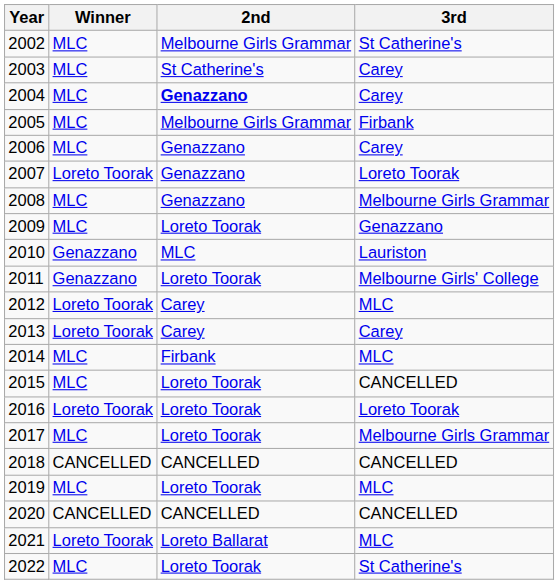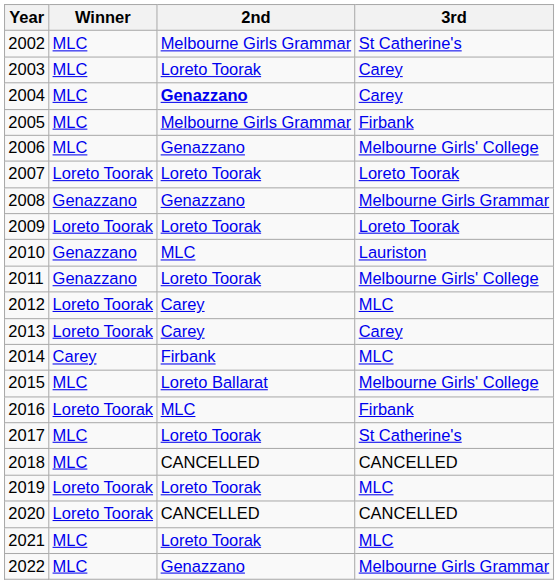(212, 69) St Catherine's -> (211, 69) Loreto Toorak
(381, 148) Carey -> (449, 148) Melbourne Girls' College
(203, 174) Genazzano -> (211, 174) Loreto Toorak
(70, 200) MLC -> (95, 200) Genazzano
(70, 226) MLC -> (103, 226) Loreto Toorak
(401, 226) Genazzano -> (409, 226) Loreto Toorak
(70, 357) MLC -> (75, 357) Carey
(211, 383) Loreto Toorak -> (214, 383) Loreto Ballarat
(408, 383) CANCELLED -> (449, 383) Melbourne Girls' College
(211, 409) Loreto Toorak -> (178, 409) MLC
(409, 409) Loreto Toorak -> (386, 409) Firbank
(454, 435) Melbourne Girls Grammar -> (410, 435) St Catherine's
(102, 461) CANCELLED -> (70, 461) MLC
(70, 488) MLC -> (103, 488) Loreto Toorak
(102, 514) CANCELLED -> (103, 514) Loreto Toorak
(103, 540) Loreto Toorak -> (70, 540) MLC
(214, 540) Loreto Ballarat -> (211, 540) Loreto Toorak
(211, 566) Loreto Toorak -> (203, 566) Genazzano
(410, 566) St Catherine's -> (454, 566) Melbourne Girls Grammar
